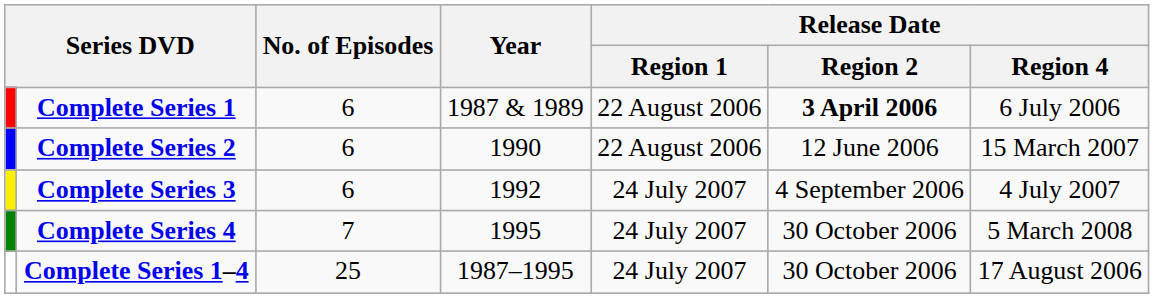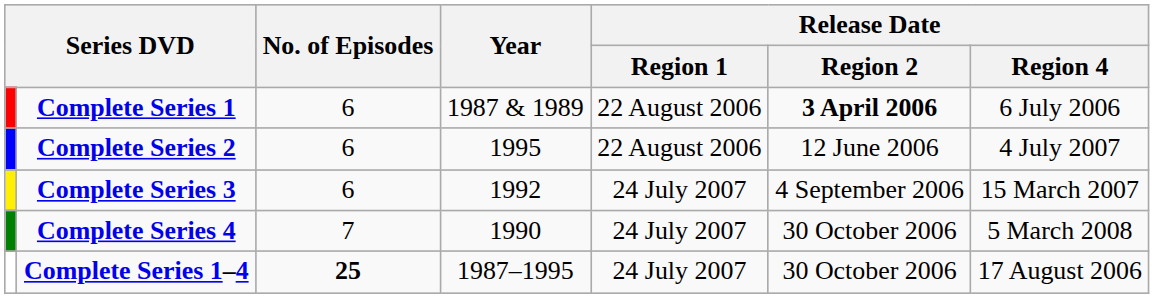(515, 148) 1990 -> (515, 148) 1995
(1060, 148) 15 March 2007 -> (1060, 148) 4 July 2007
(1060, 189) 4 July 2007 -> (1060, 189) 15 March 2007
(515, 230) 1995 -> (515, 230) 1990
(348, 271) normal -> (348, 271) bold
